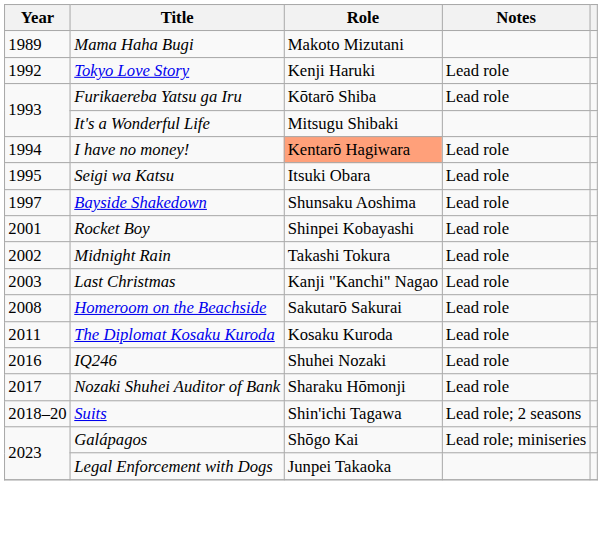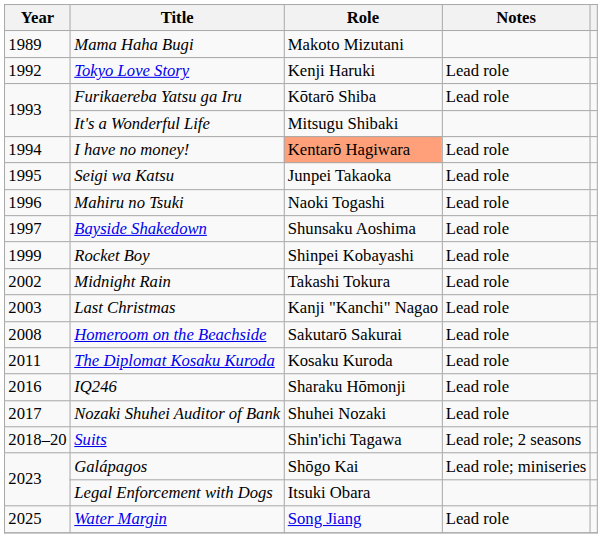(329, 176) Itsuki Obara -> (339, 176) Junpei Takaoka
+ row: (129, 202)
(25, 228) 2001 -> (25, 255) 1999
(337, 360) Shuhei Nozaki -> (347, 387) Sharaku Hōmonji
(347, 387) Sharaku Hōmonji -> (337, 413) Shuhei Nozaki
(339, 466) Junpei Takaoka -> (329, 492) Itsuki Obara
+ row: (121, 519)
